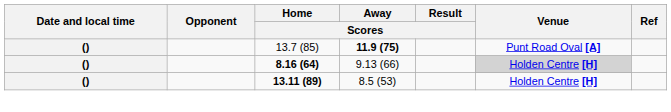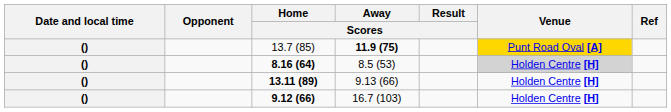(553, 47) no background -> (555, 47) gold background
(377, 64) 9.13 (66) -> (377, 64) 8.5 (53)
(377, 82) 8.5 (53) -> (377, 82) 9.13 (66)
+ row: (293, 99)
